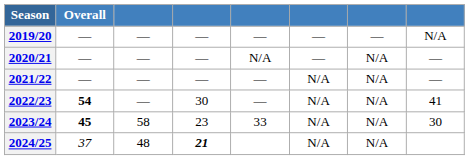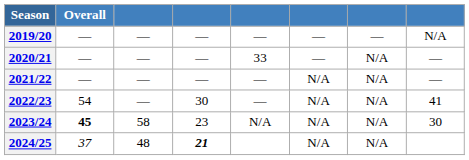(260, 57) N/A -> (260, 57) 33
(85, 100) bold -> (85, 100) normal
(260, 121) 33 -> (260, 121) N/A
